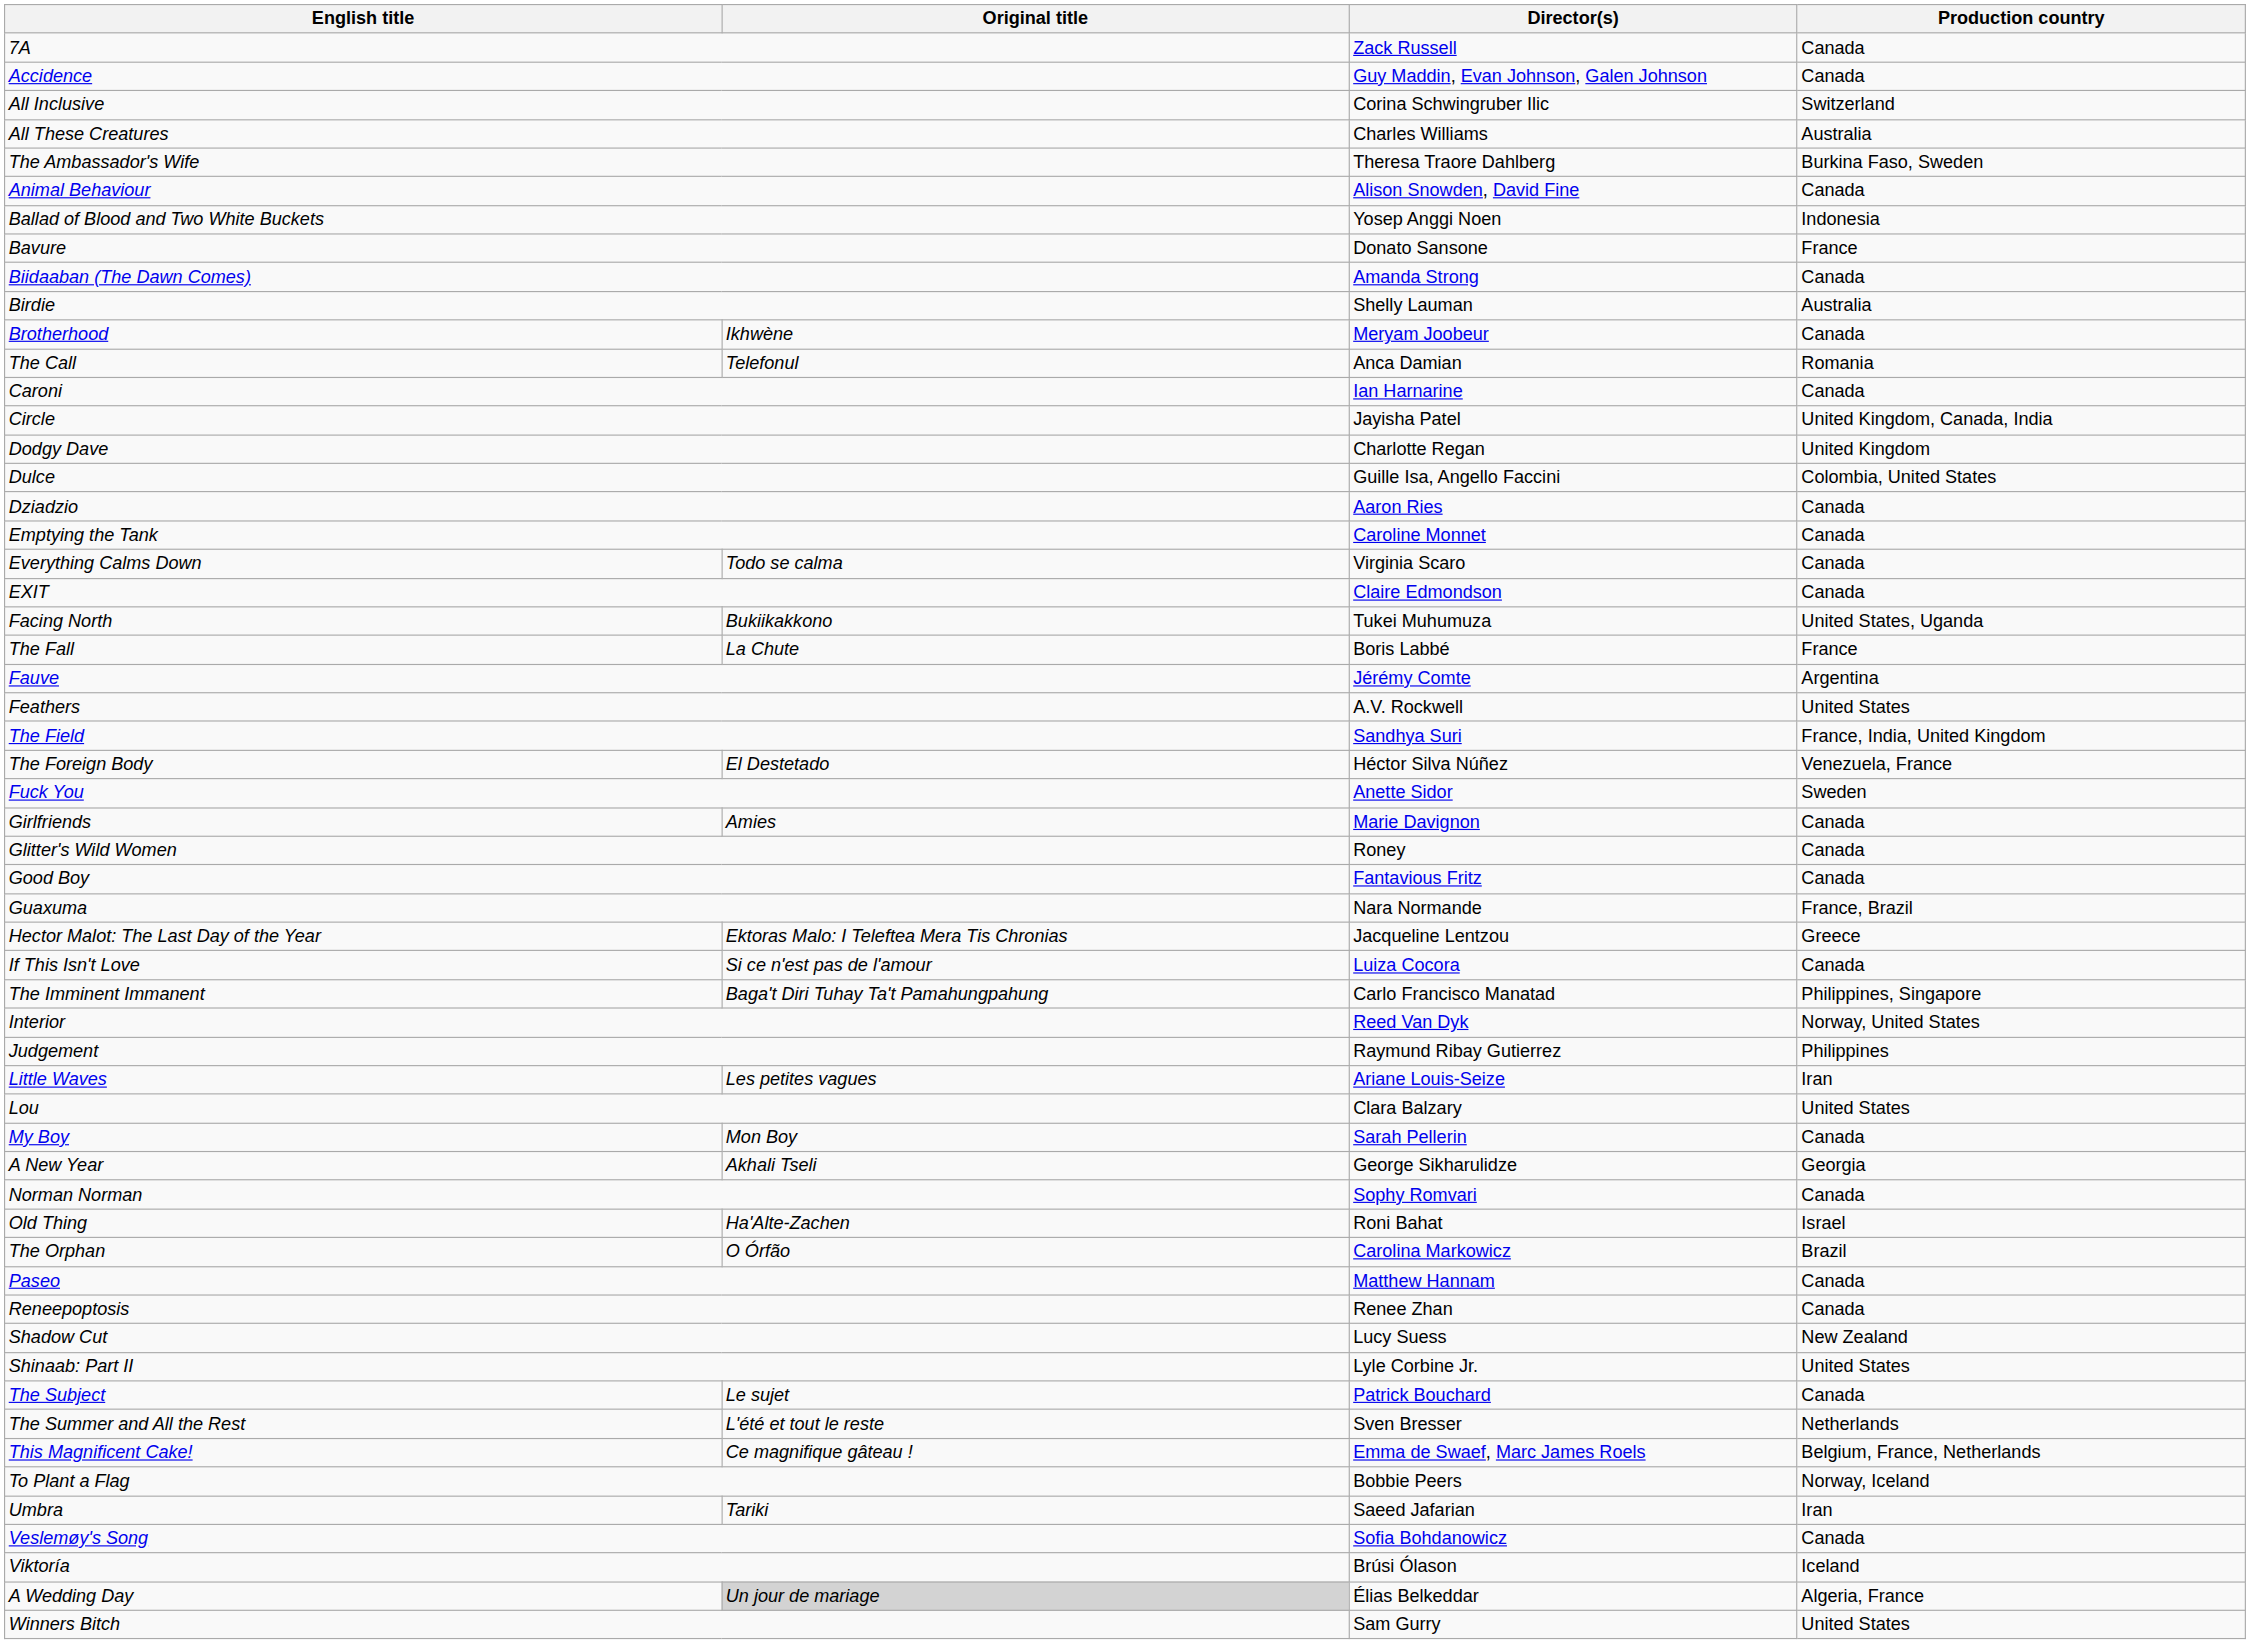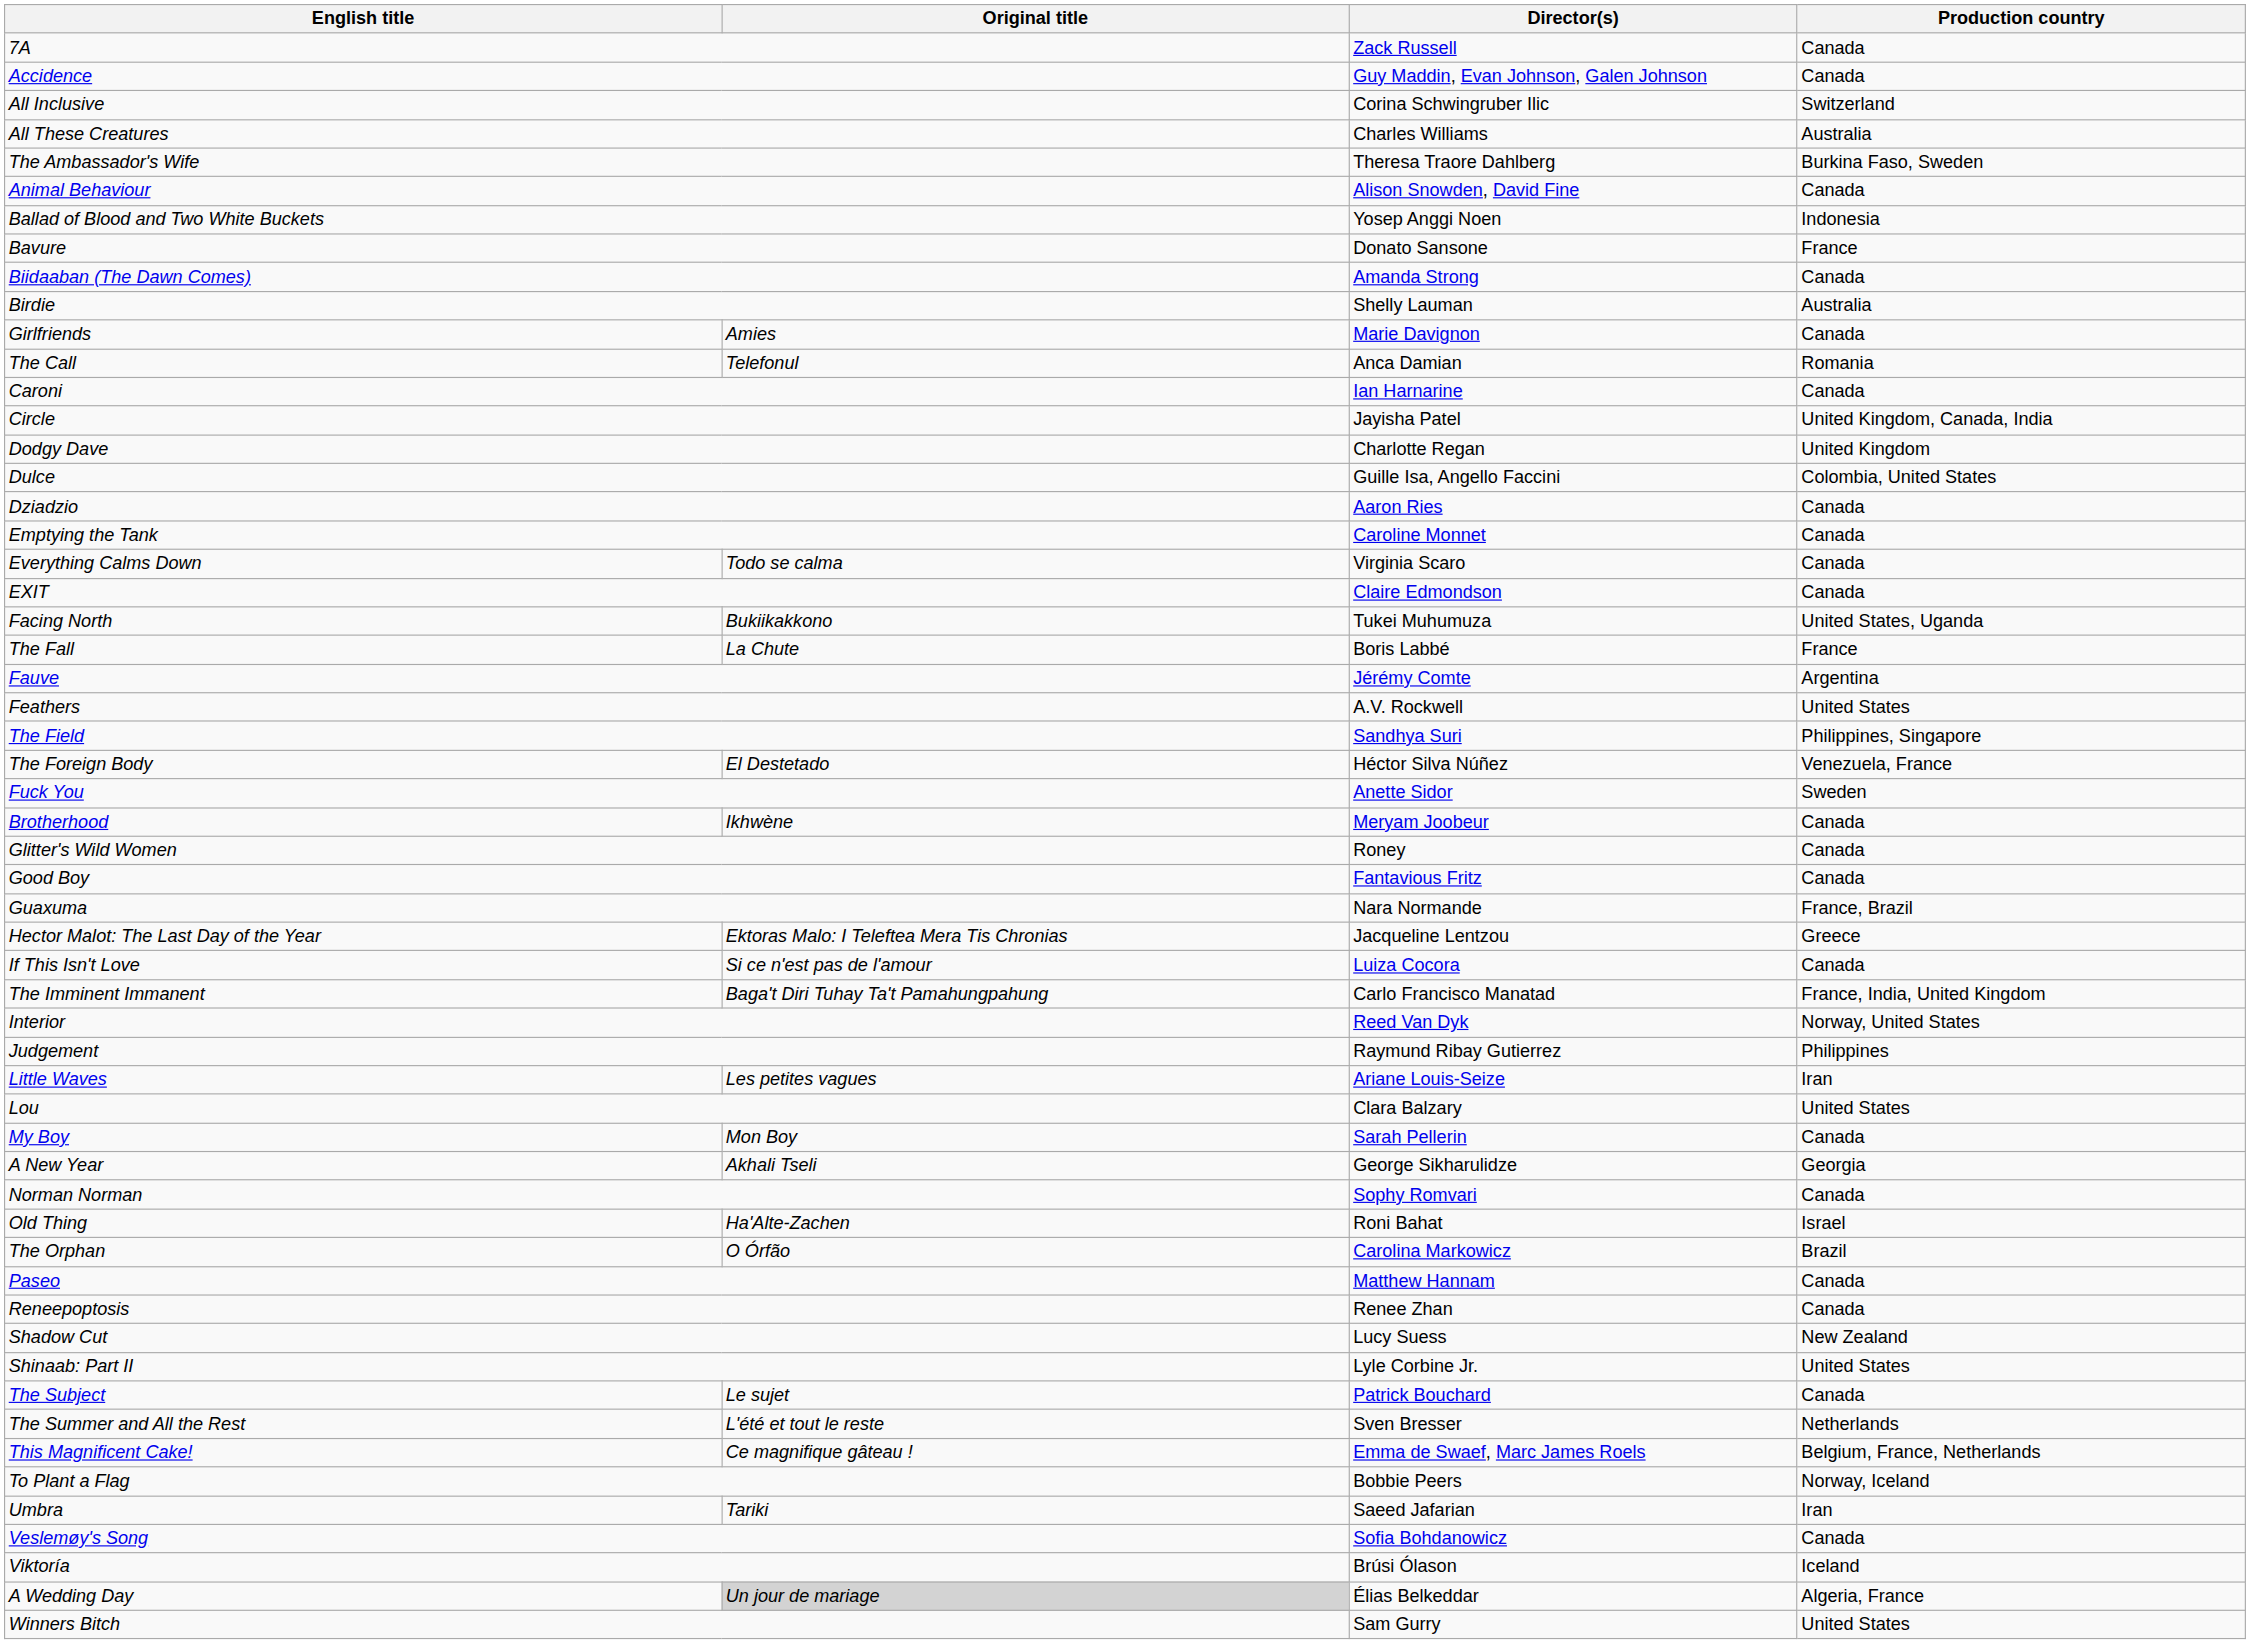rows swapped: (58, 334) <-> (50, 821)
(1923, 735) France, India, United Kingdom -> (1891, 735) Philippines, Singapore
(1891, 993) Philippines, Singapore -> (1923, 993) France, India, United Kingdom
